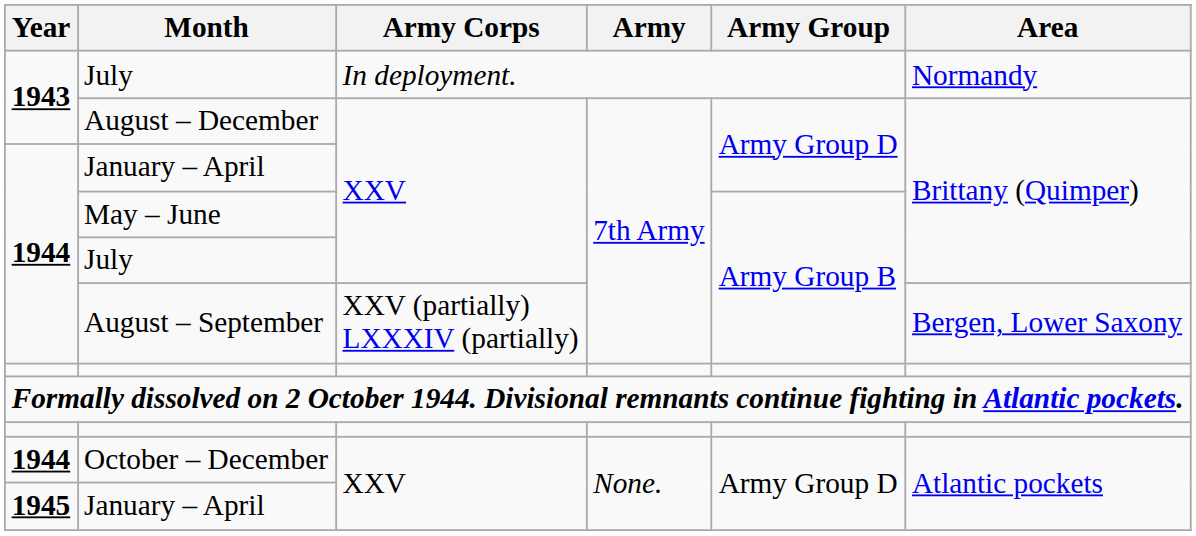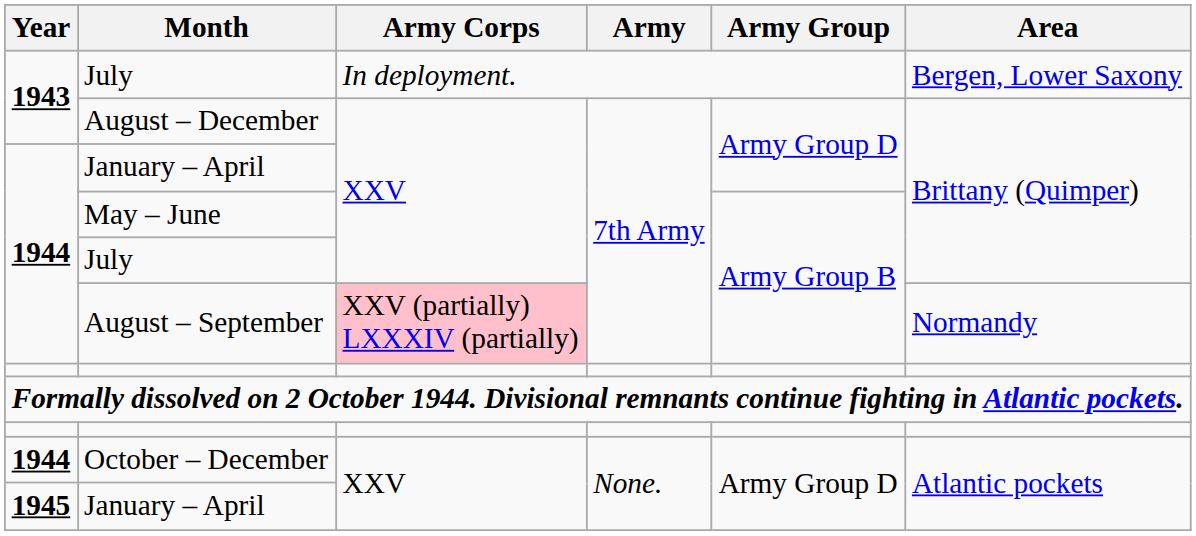(975, 74) Normandy -> (1047, 74) Bergen, Lower Saxony
(461, 322) no background -> (461, 322) pink background
(1047, 322) Bergen, Lower Saxony -> (975, 322) Normandy
